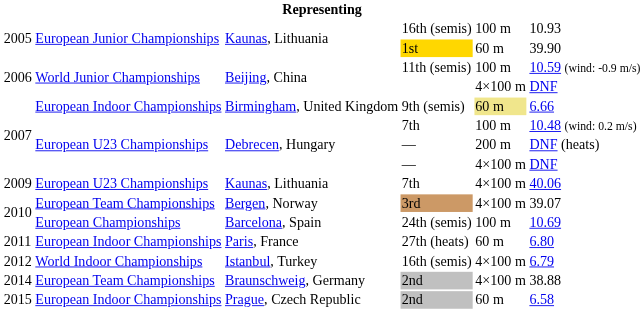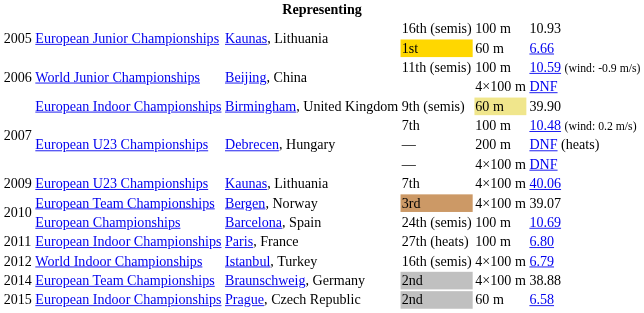(545, 48) 39.90 -> (542, 48) 6.66
(542, 106) 6.66 -> (545, 106) 39.90
(490, 241) 60 m -> (493, 241) 100 m
